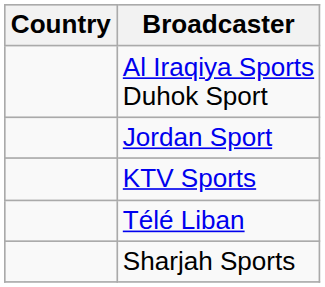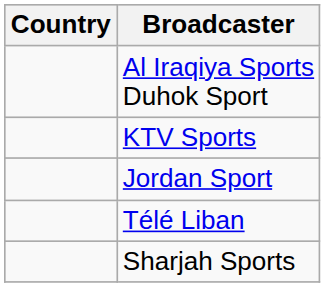rows swapped: (197, 137) <-> (189, 178)
